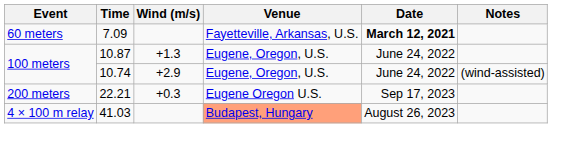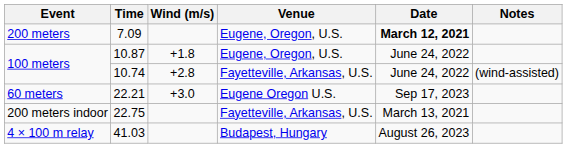(35, 34) 60 meters -> (38, 34) 200 meters
(282, 34) Fayetteville, Arkansas, U.S. -> (281, 34) Eugene, Oregon, U.S.
(168, 53) +1.3 -> (182, 53) +1.8
(168, 73) +2.9 -> (182, 73) +2.8
(267, 73) Eugene, Oregon, U.S. -> (296, 73) Fayetteville, Arkansas, U.S.
(38, 93) 200 meters -> (35, 93) 60 meters
(168, 93) +0.3 -> (182, 93) +3.0
+ row: (129, 113)
(259, 113) lightsalmon background -> (273, 133) no background
